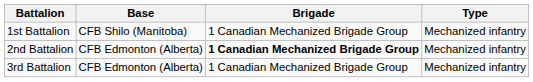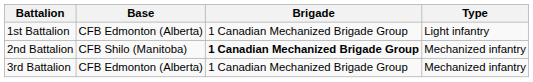(133, 31) CFB Shilo (Manitoba) -> (141, 31) CFB Edmonton (Alberta)
(475, 31) Mechanized infantry -> (457, 31) Light infantry
(141, 49) CFB Edmonton (Alberta) -> (133, 49) CFB Shilo (Manitoba)
